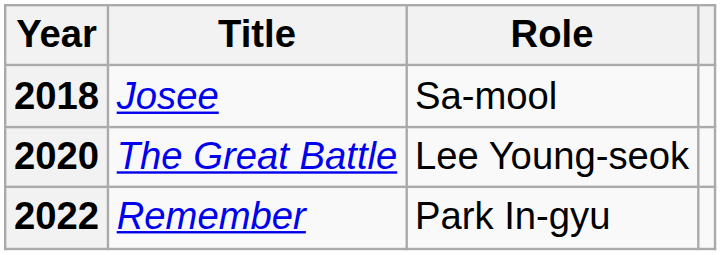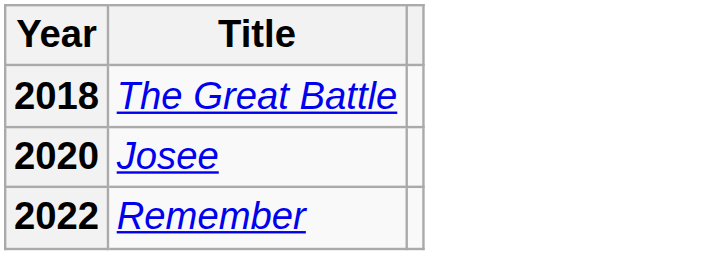- column: (552, 34)
(168, 95) Josee -> (257, 95) The Great Battle
(257, 156) The Great Battle -> (168, 156) Josee
